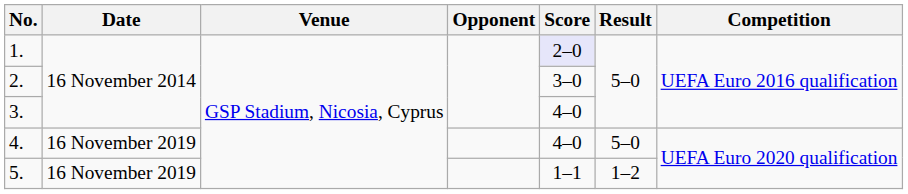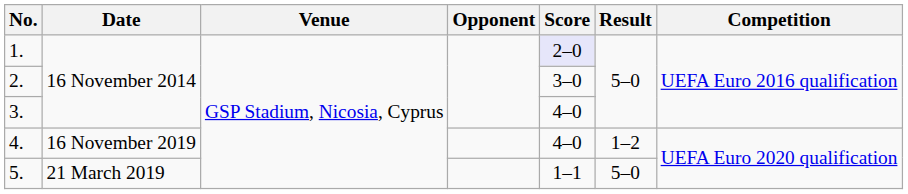(625, 142) 5–0 -> (625, 142) 1–2
(121, 173) 16 November 2019 -> (106, 173) 21 March 2019
(625, 173) 1–2 -> (625, 173) 5–0
